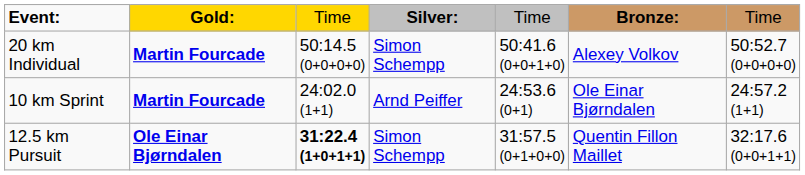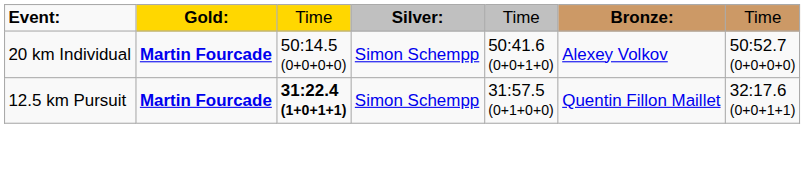- row: (56, 100)
(177, 146) Ole Einar Bjørndalen -> (206, 100) Martin Fourcade
